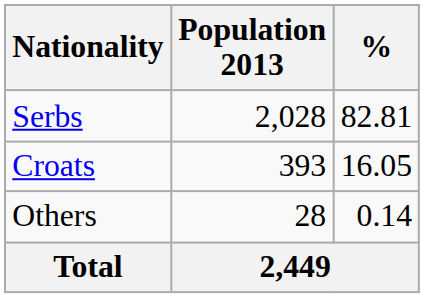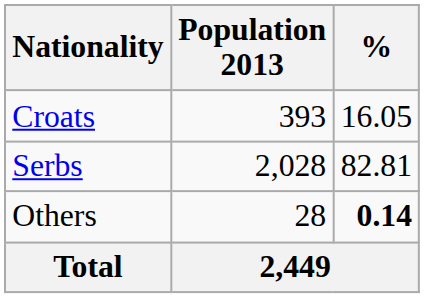rows swapped: (47, 115) <-> (54, 165)
(384, 215) normal -> (384, 215) bold
